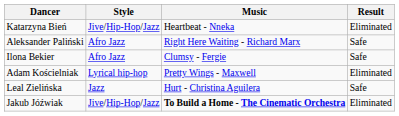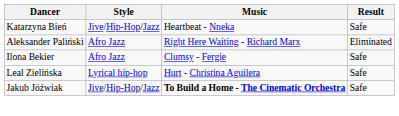(371, 27) Eliminated -> (358, 27) Safe
(358, 42) Safe -> (371, 42) Eliminated
- row: (42, 73)
(96, 88) Jazz -> (118, 73) Lyrical hip-hop
(371, 103) Eliminated -> (358, 88) Safe
